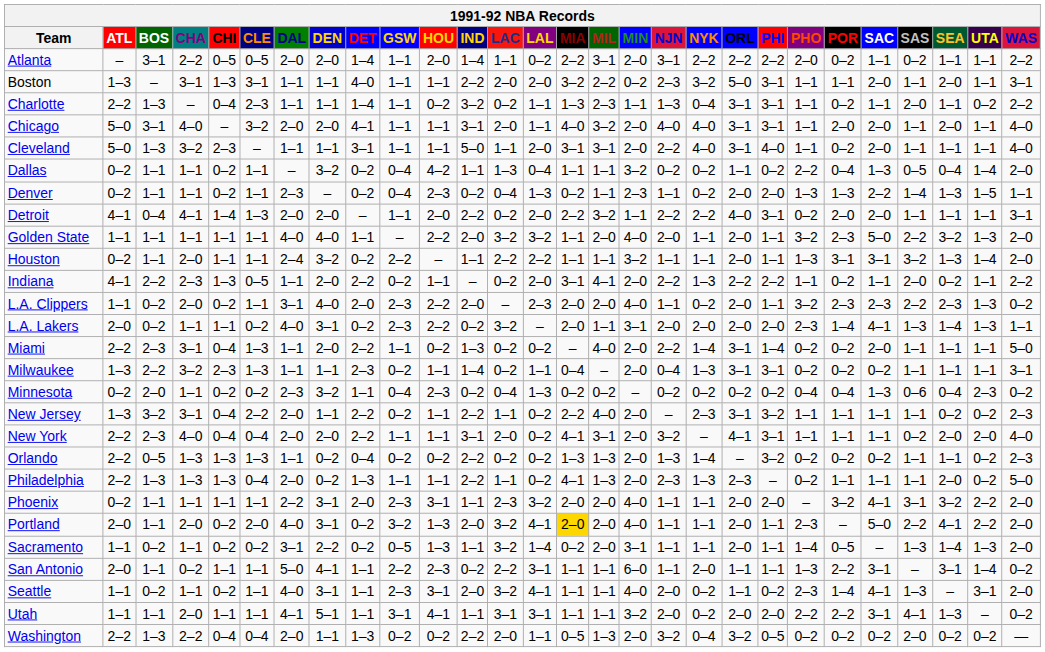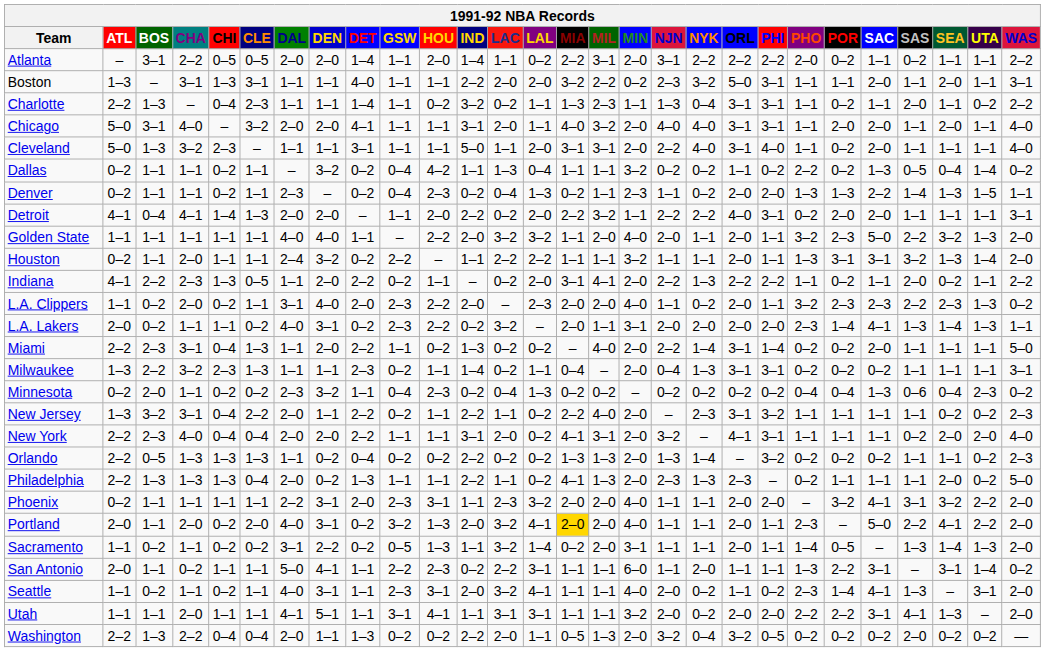(843, 171) 0–4 -> (843, 171) 0–2
(1021, 171) 2–0 -> (1021, 171) 0–2
(1021, 613) 0–2 -> (1021, 613) 2–0
